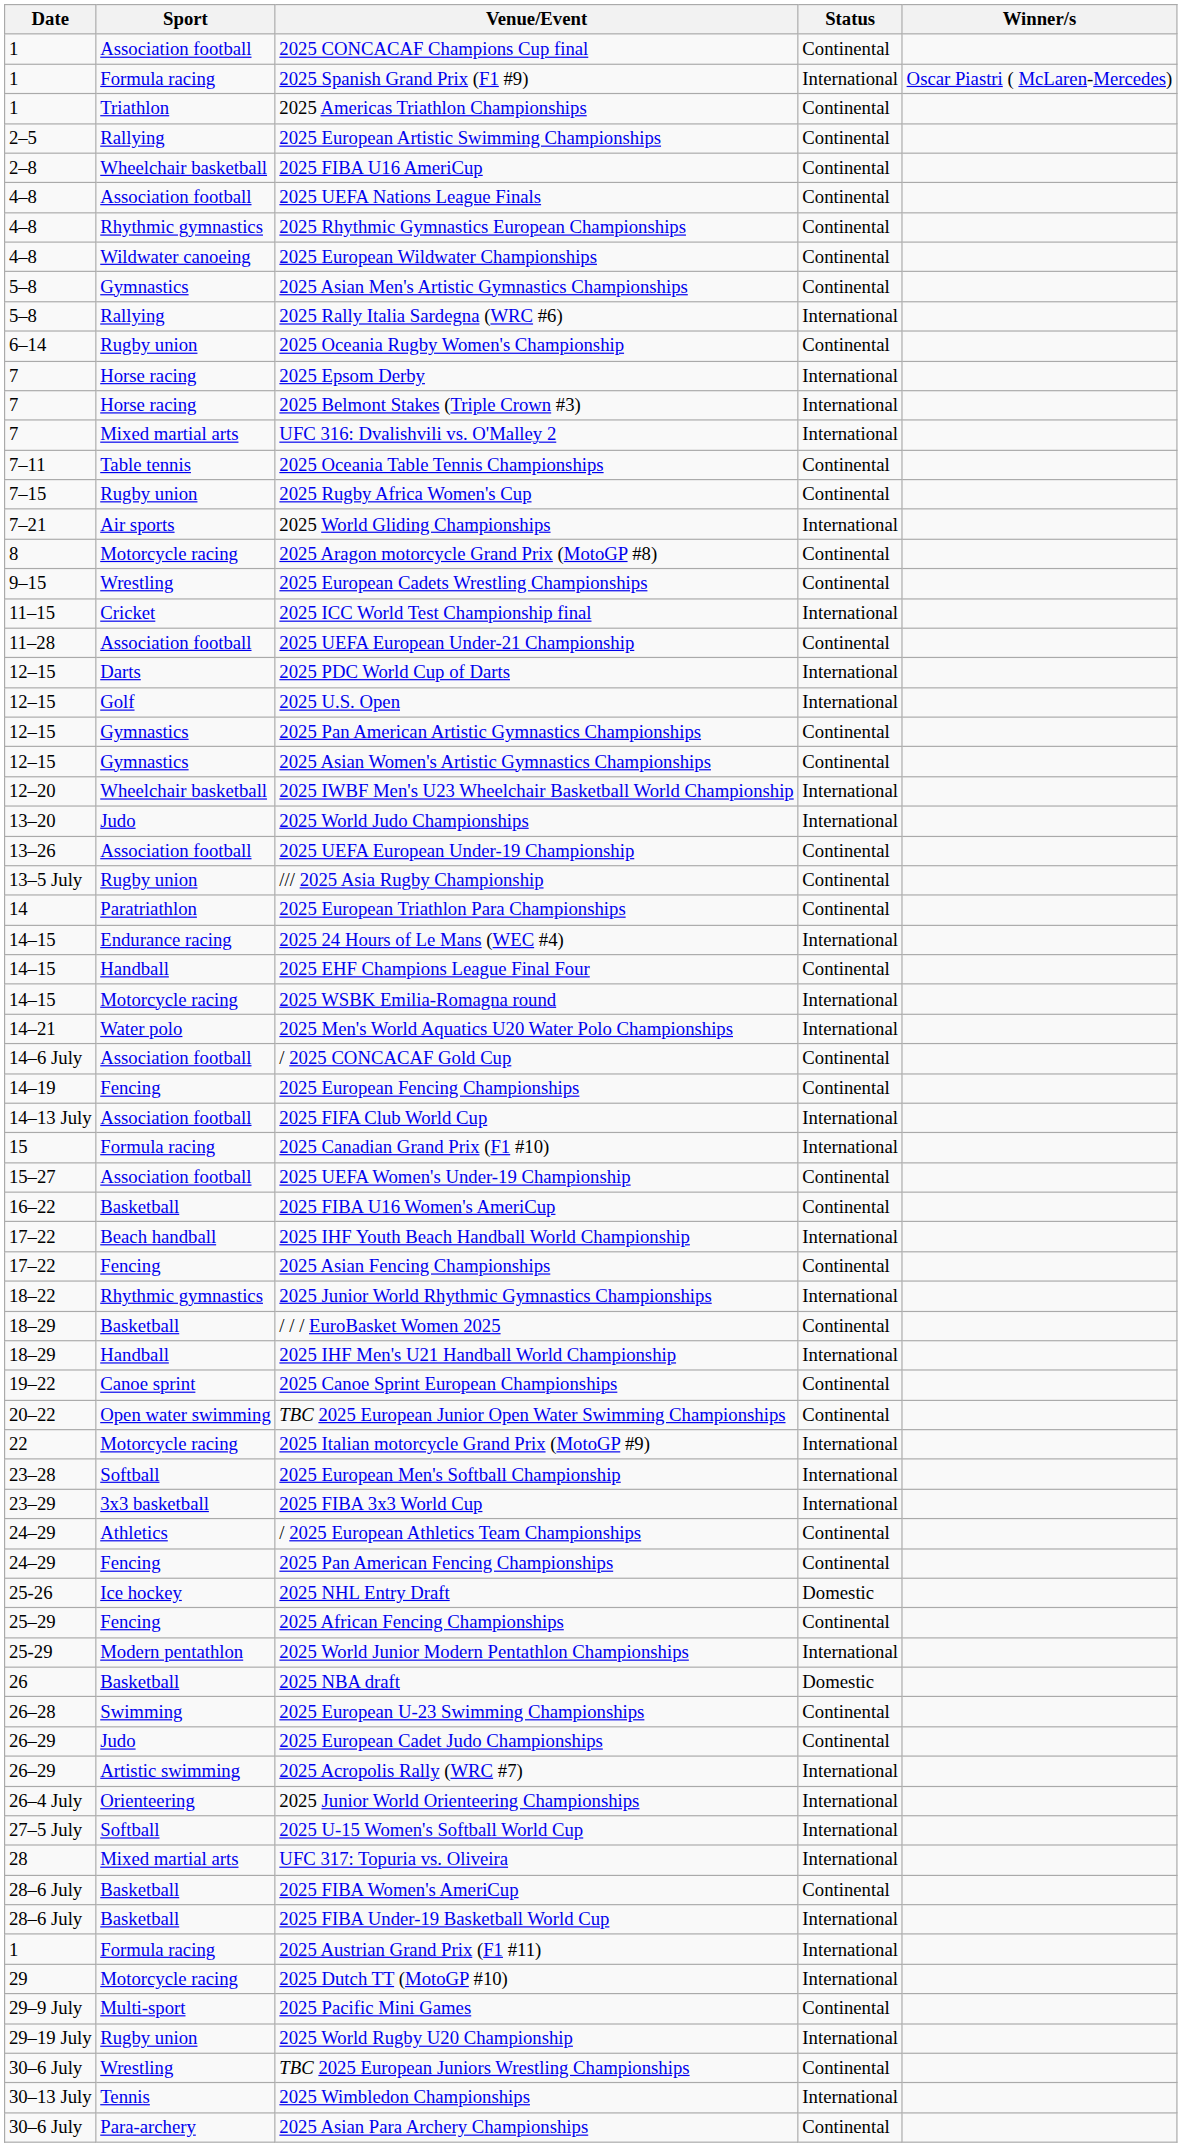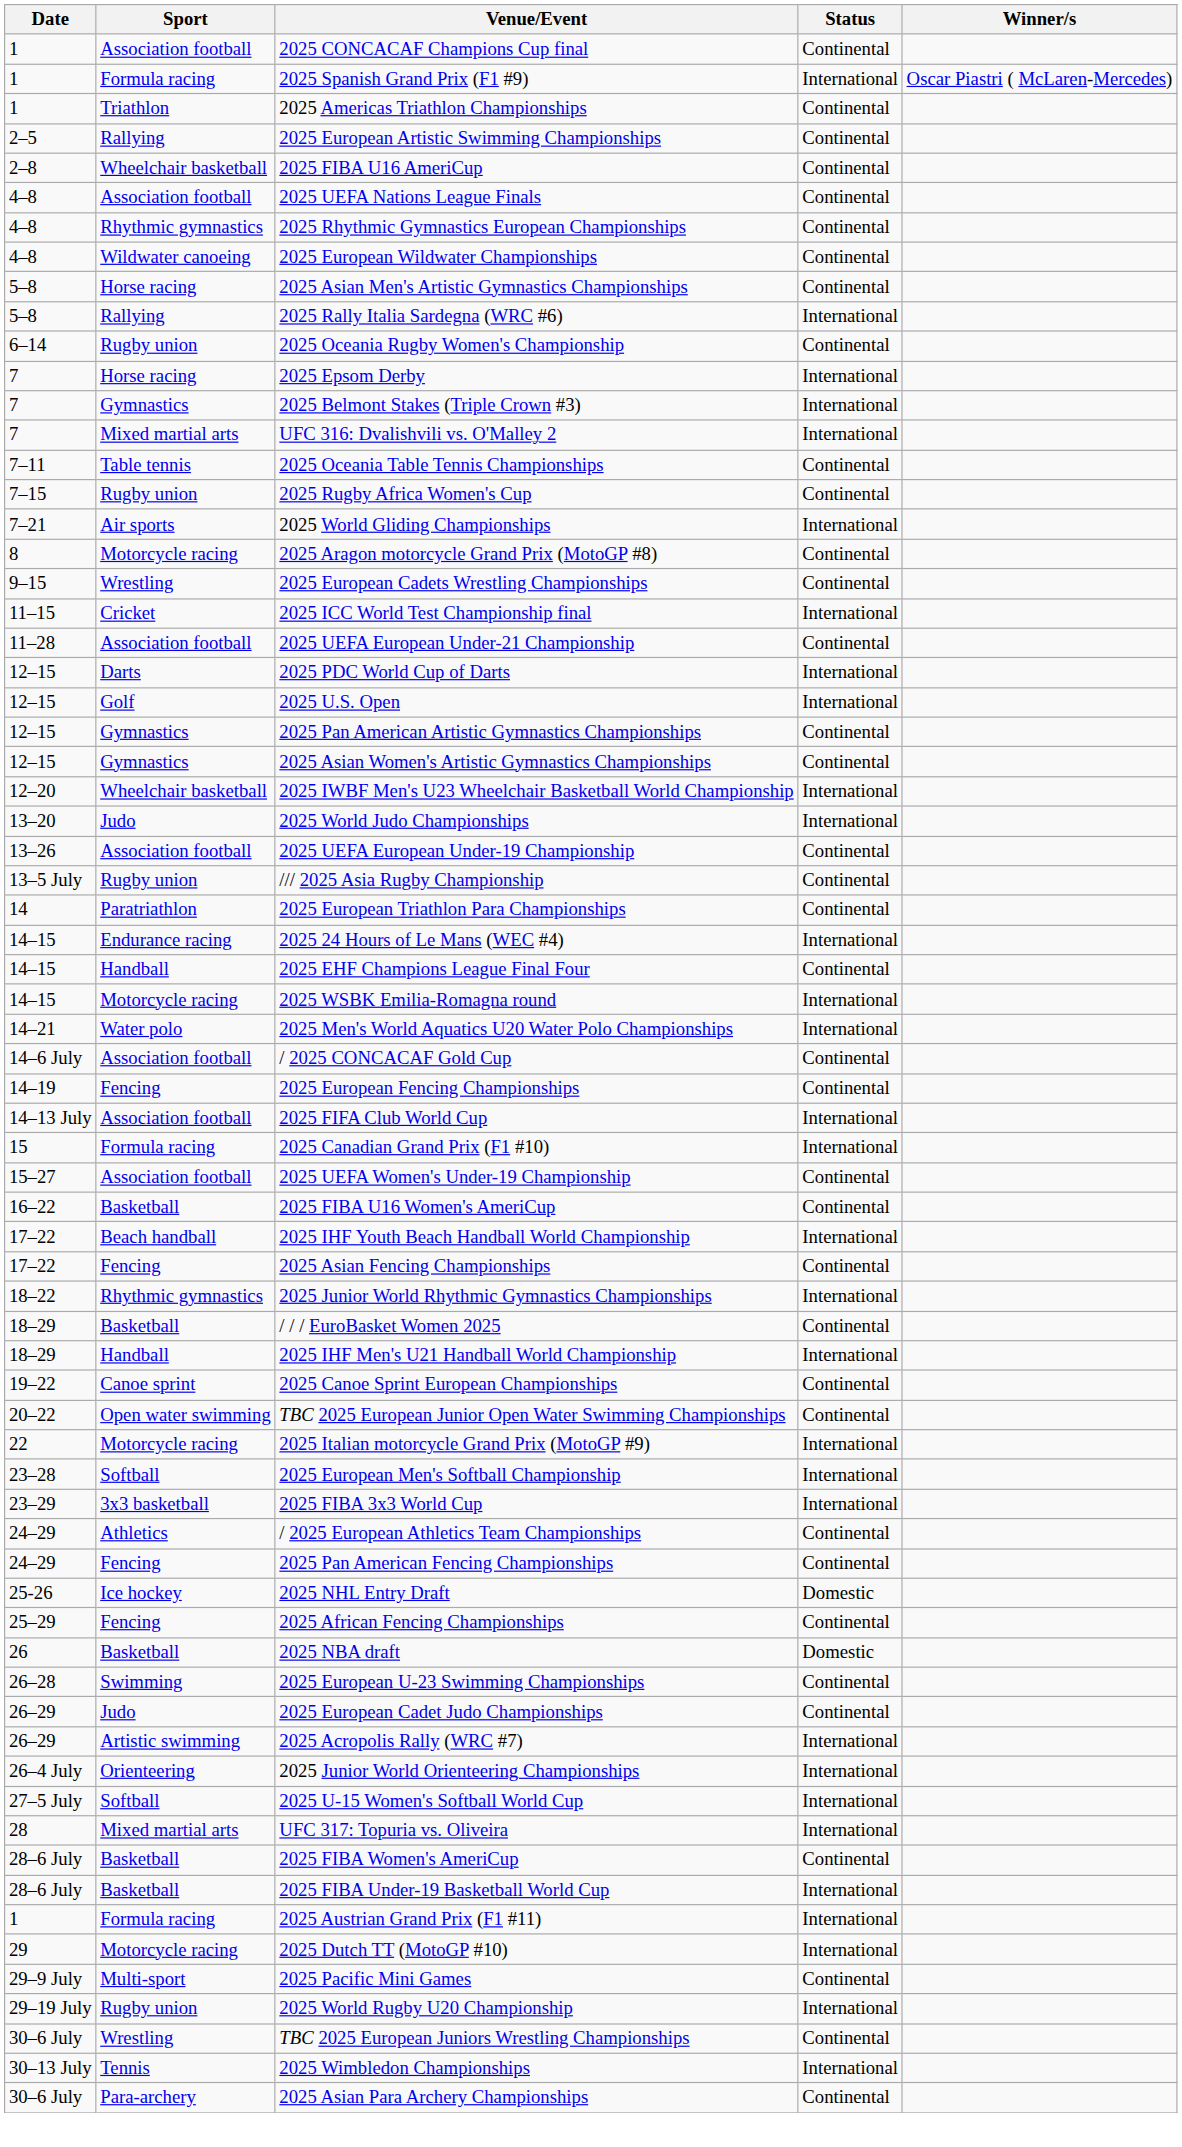(144, 286) Gymnastics -> (148, 286) Horse racing
(148, 405) Horse racing -> (144, 405) Gymnastics
- row: (484, 1652)
